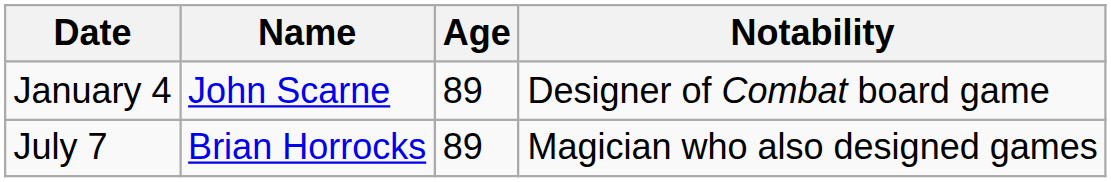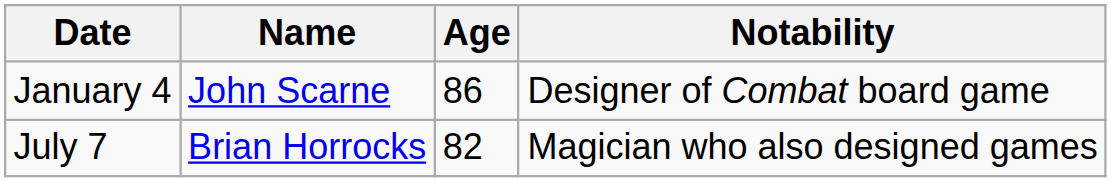(463, 90) 89 -> (463, 90) 86
(463, 147) 89 -> (463, 147) 82
